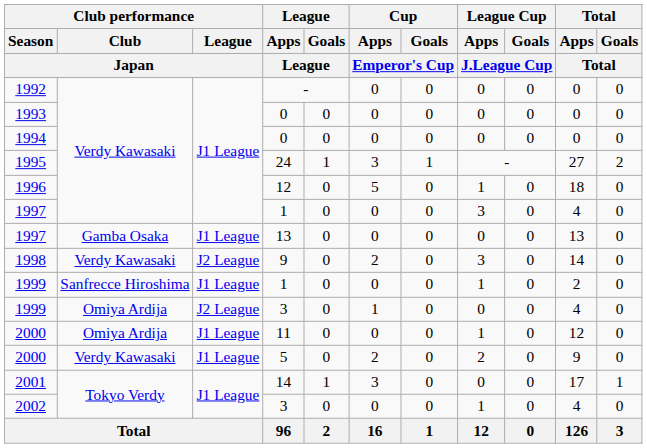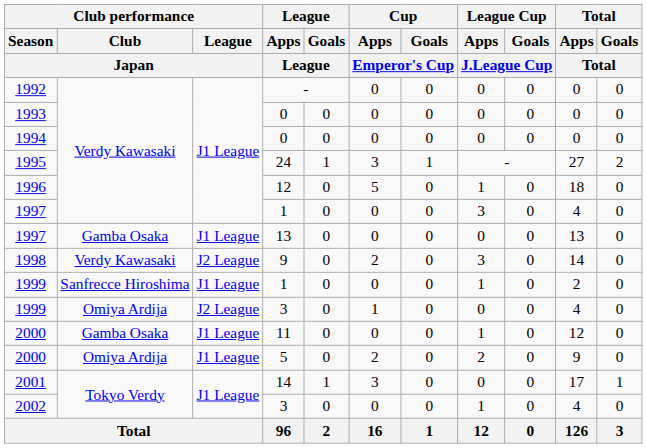(125, 333) Omiya Ardija -> (125, 333) Gamba Osaka
(125, 357) Verdy Kawasaki -> (125, 357) Omiya Ardija
